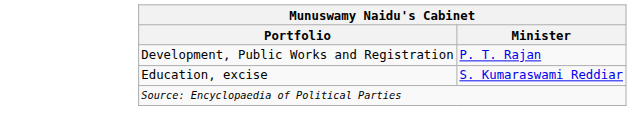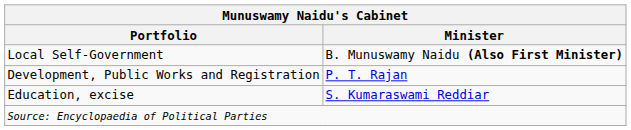+ row: (85, 55)
